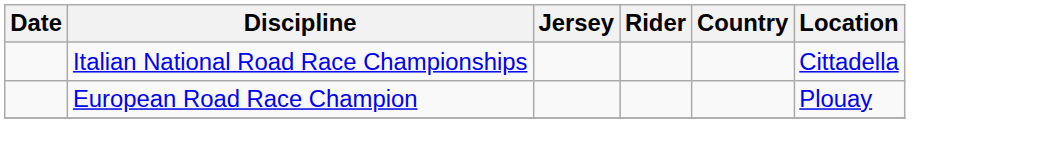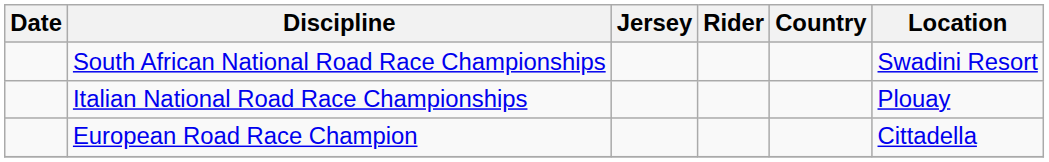+ row: (339, 61)
(849, 61) Cittadella -> (914, 99) Plouay
(836, 99) Plouay -> (927, 136) Cittadella
